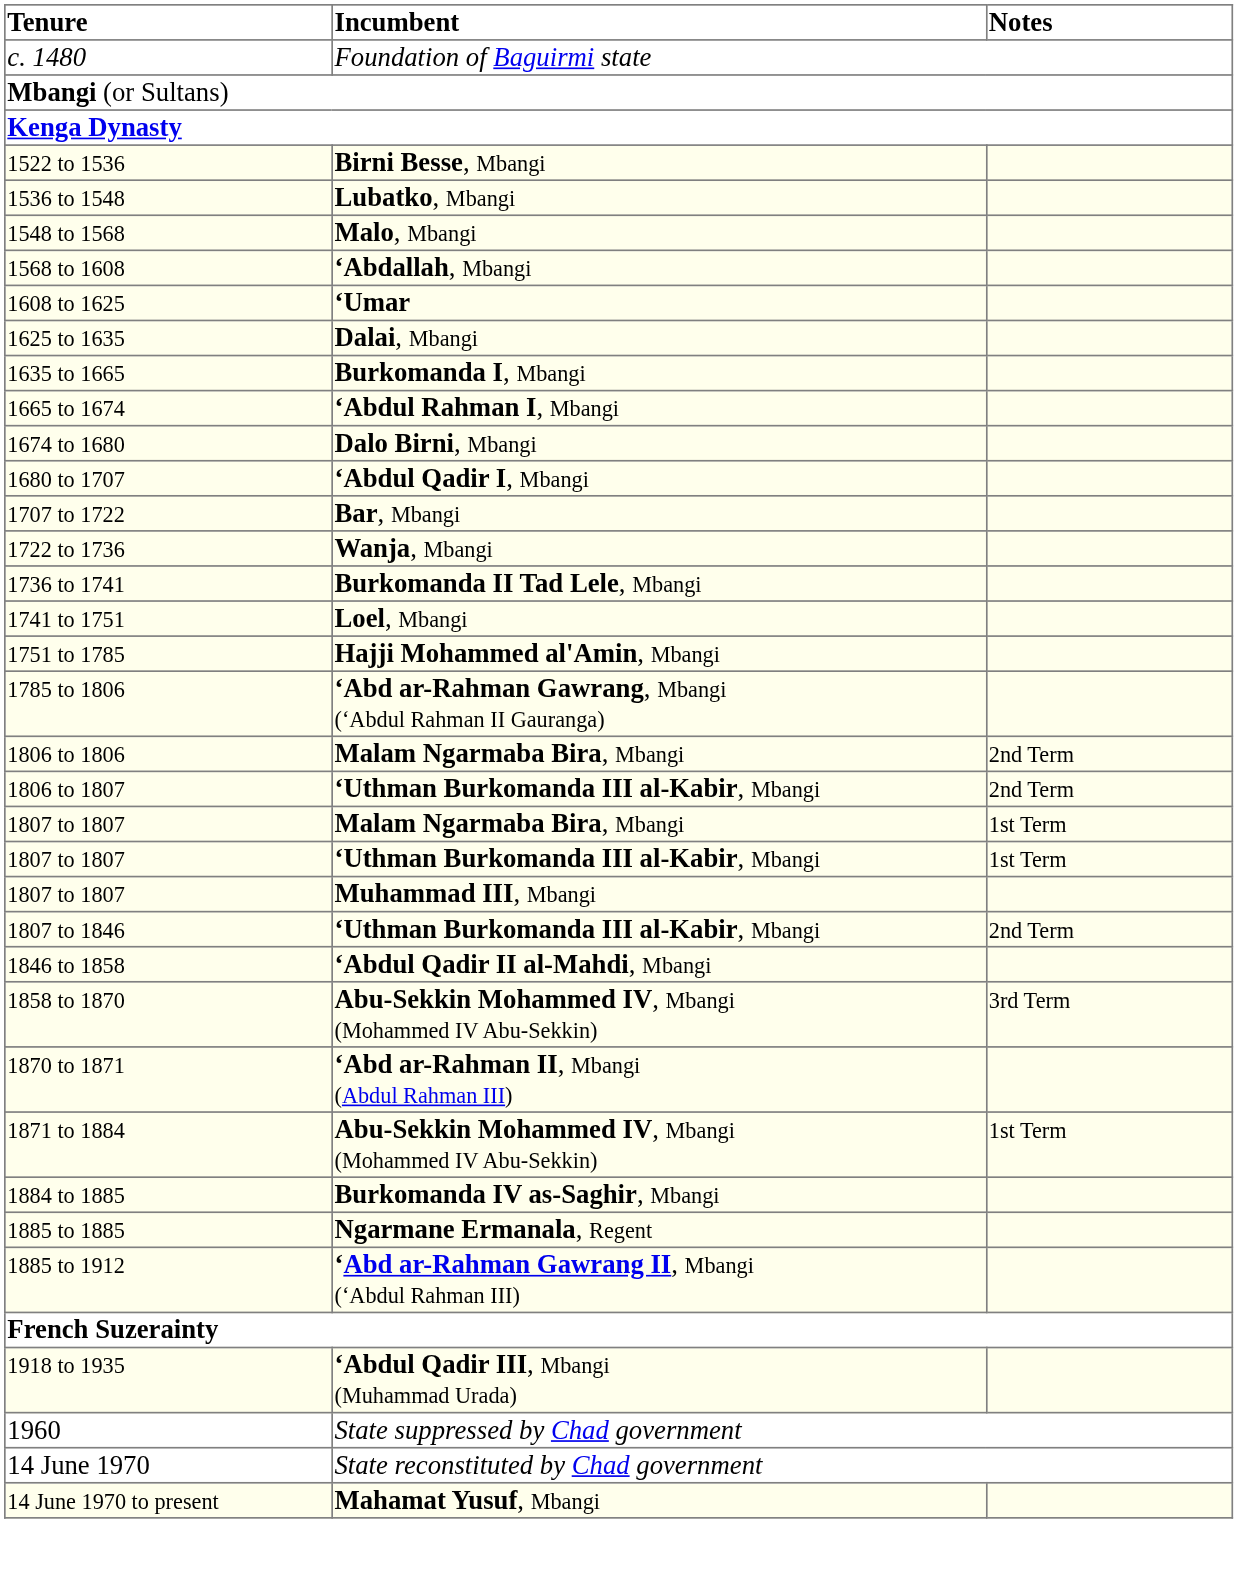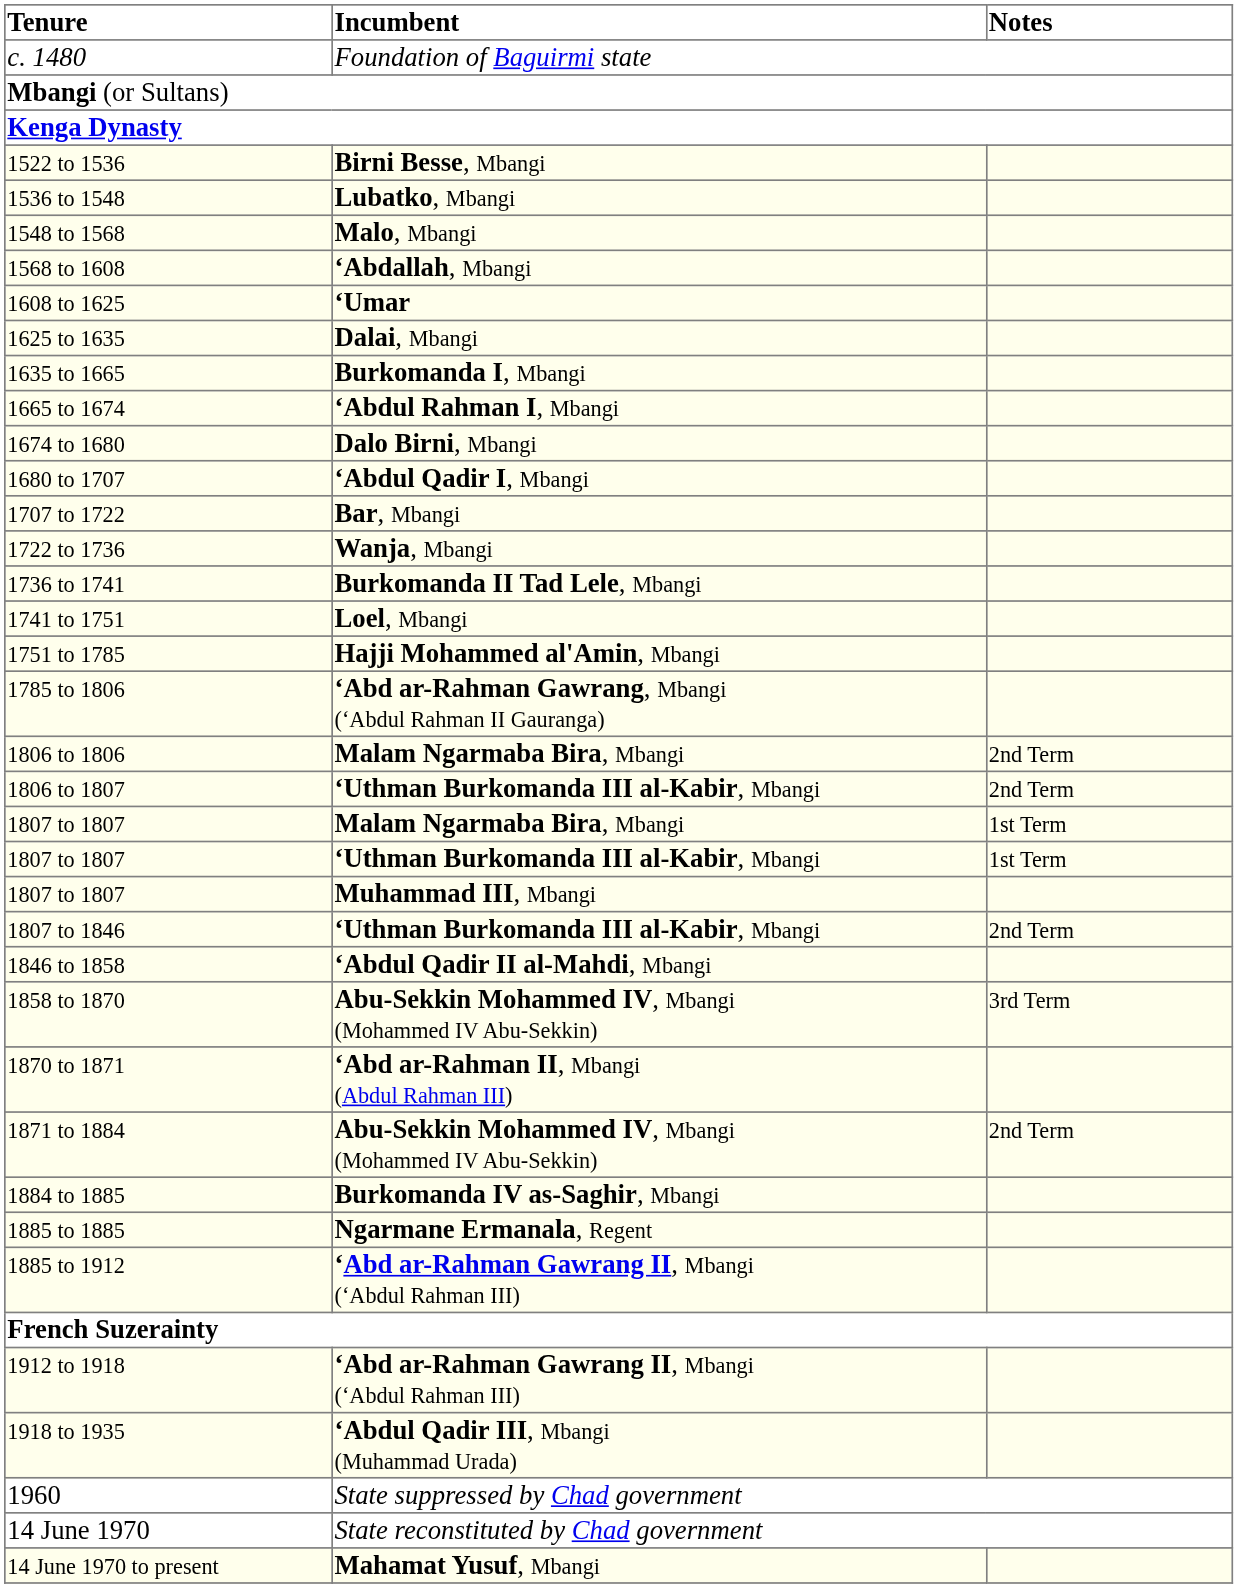(1028, 1130) 1st Term -> (1031, 1130) 2nd Term
+ row: (66, 1366)
